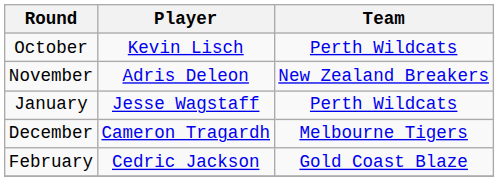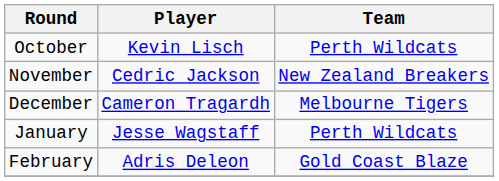(186, 76) Adris Deleon -> (186, 76) Cedric Jackson
rows swapped: (51, 133) <-> (51, 105)
(186, 162) Cedric Jackson -> (186, 162) Adris Deleon
